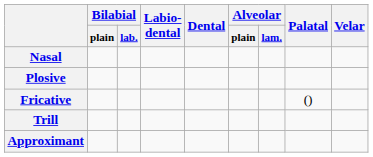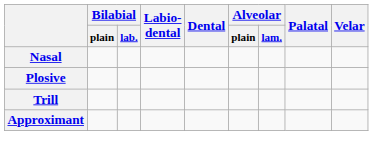- row: (46, 99)
